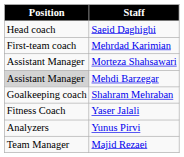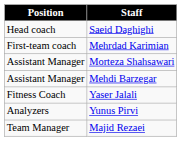(46, 78) lightgrey background -> (46, 78) no background
- row: (132, 95)
